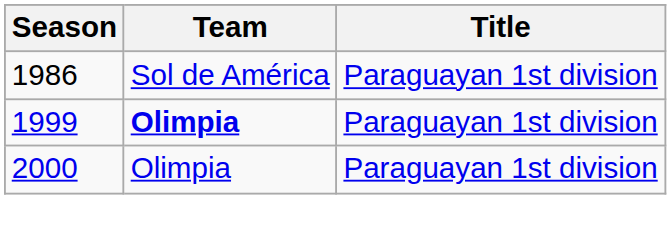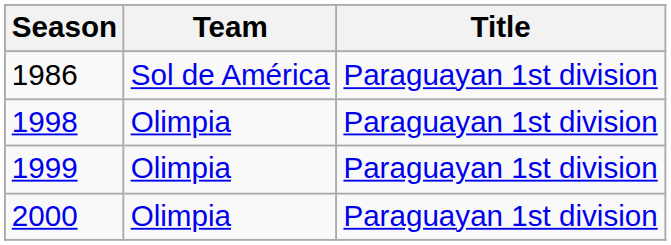+ row: (45, 121)
(185, 121) bold -> (181, 168) normal
